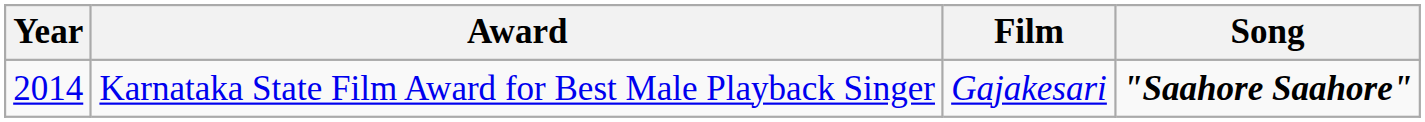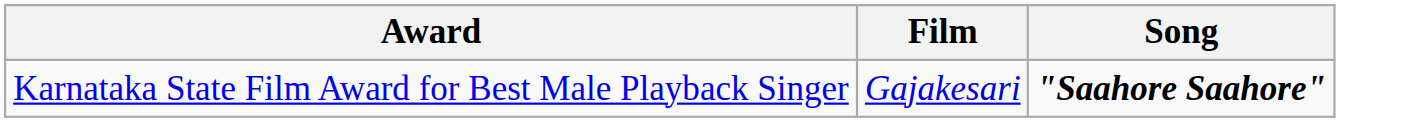- column: (48, 32)
